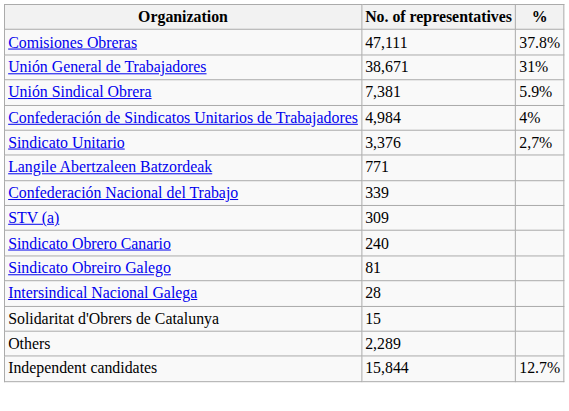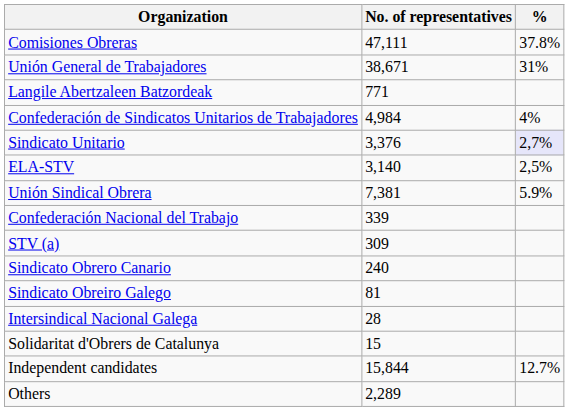rows swapped: (80, 92) <-> (110, 167)
(536, 142) no background -> (536, 142) lavender background
+ row: (41, 167)
rows swapped: (29, 343) <-> (83, 368)
